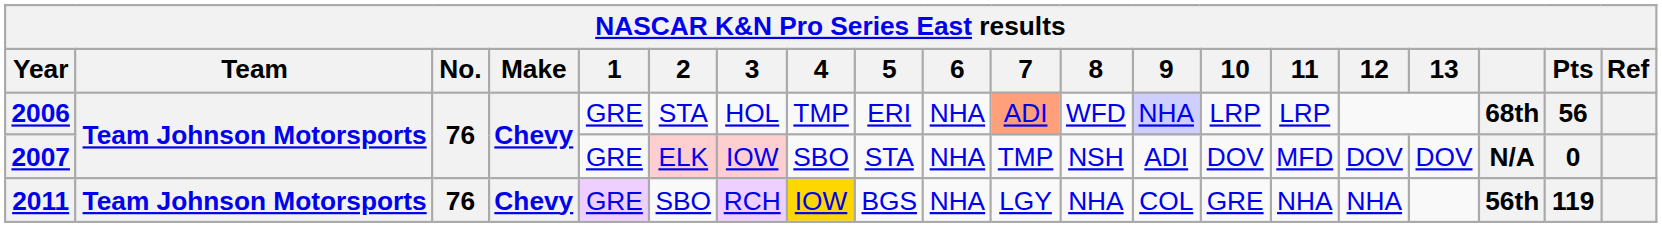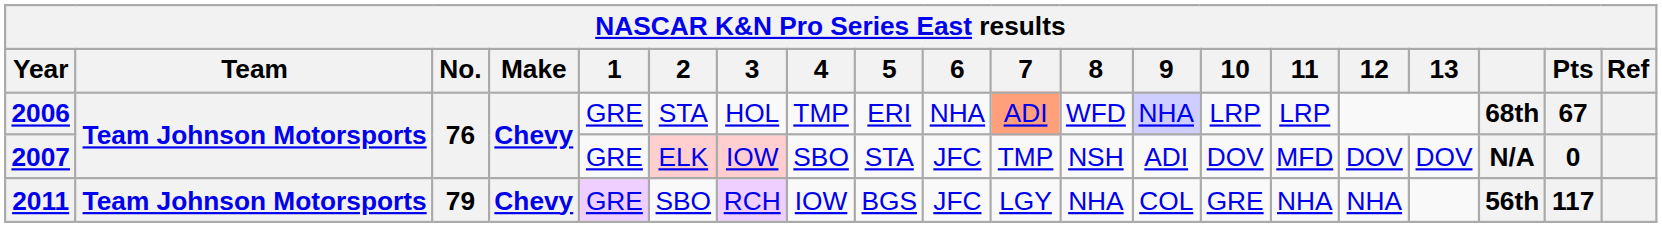(1573, 113) 56 -> (1573, 113) 67
(957, 157) NHA -> (957, 157) JFC
(460, 200) 76 -> (460, 200) 79
(821, 200) gold background -> (821, 200) no background
(957, 200) NHA -> (957, 200) JFC
(1573, 200) 119 -> (1573, 200) 117
